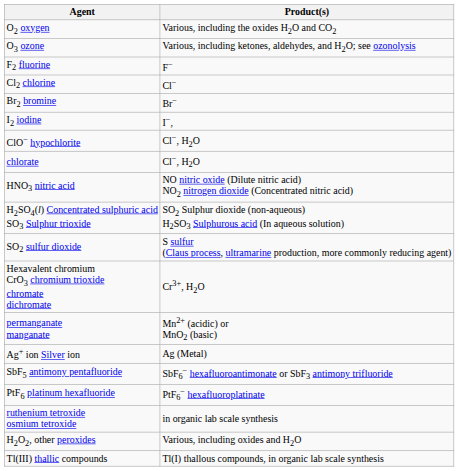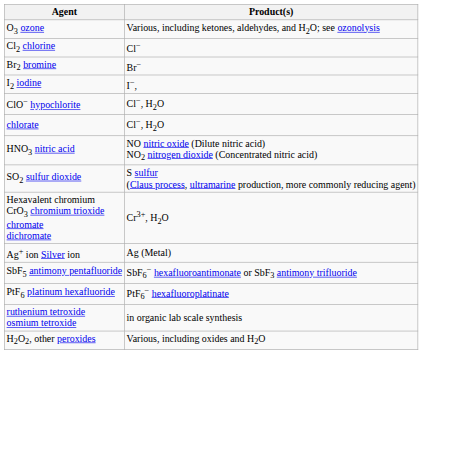- row: (28, 29)
- row: (28, 66)
- row: (82, 218)
- row: (34, 328)
- row: (57, 458)
